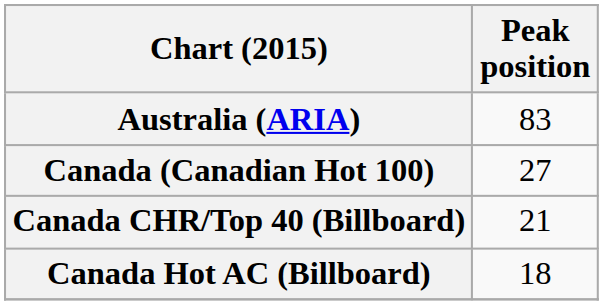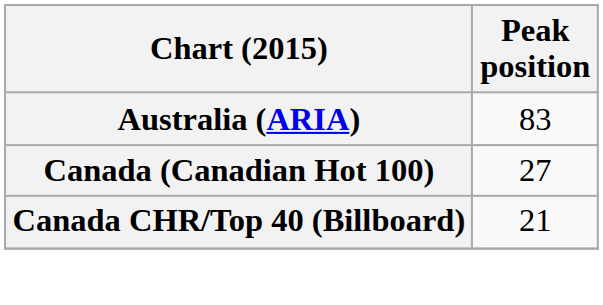- row: (239, 272)
